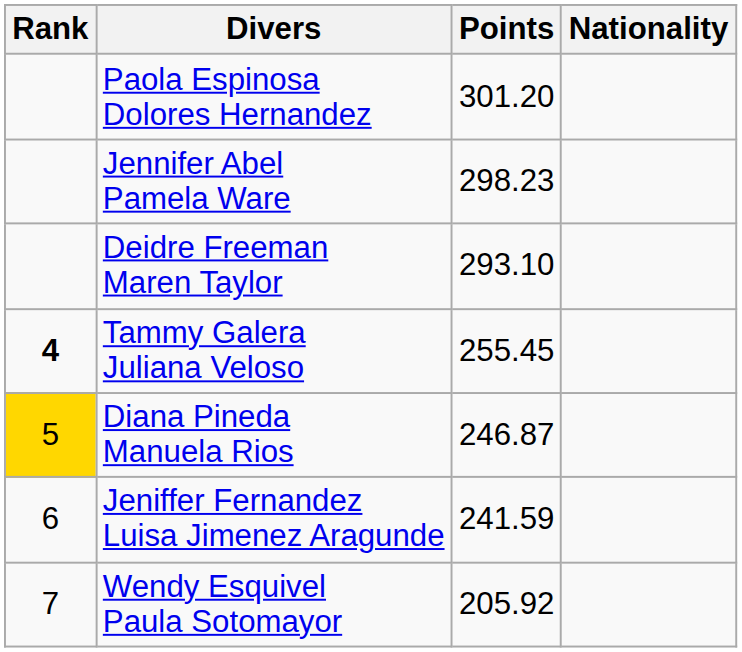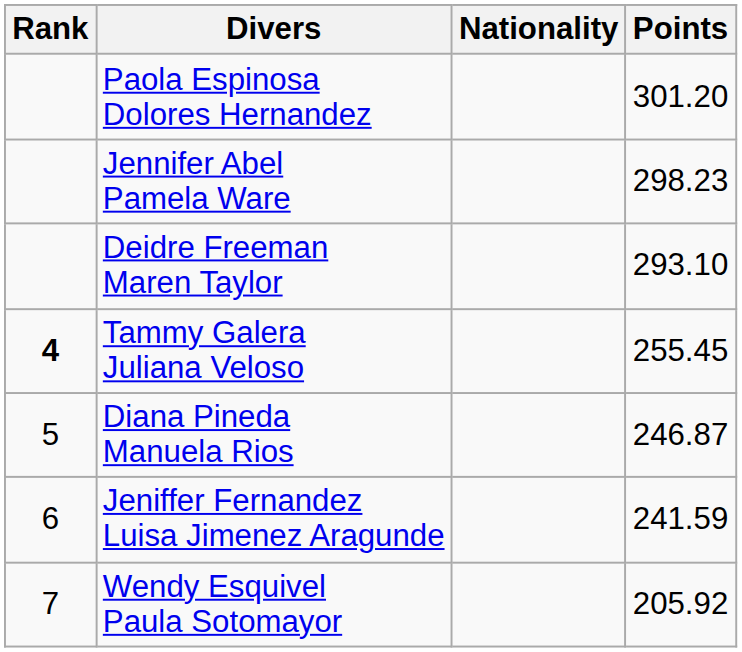columns swapped: (648, 29) <-> (507, 29)
(50, 434) gold background -> (50, 434) no background
